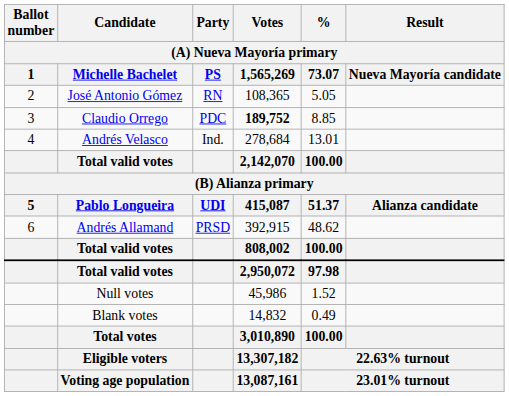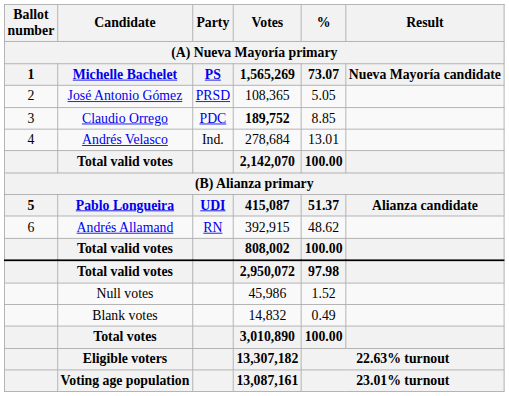(213, 96) RN -> (213, 96) PRSD
(213, 227) PRSD -> (213, 227) RN
